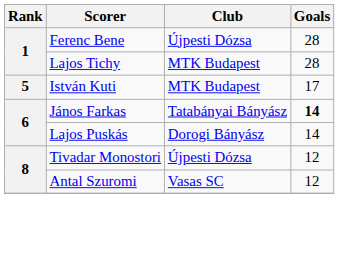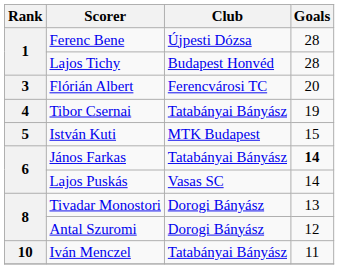(214, 63) MTK Budapest -> (221, 63) Budapest Honvéd
+ row: (91, 87)
+ row: (90, 110)
(312, 87) 17 -> (312, 134) 15
(216, 134) Dorogi Bányász -> (196, 181) Vasas SC
(210, 157) Újpesti Dózsa -> (216, 205) Dorogi Bányász
(312, 157) 12 -> (312, 205) 13
(196, 181) Vasas SC -> (216, 228) Dorogi Bányász
+ row: (90, 252)
